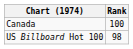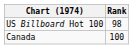rows swapped: (21, 24) <-> (55, 37)
